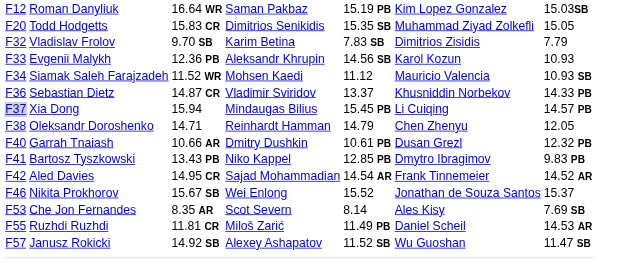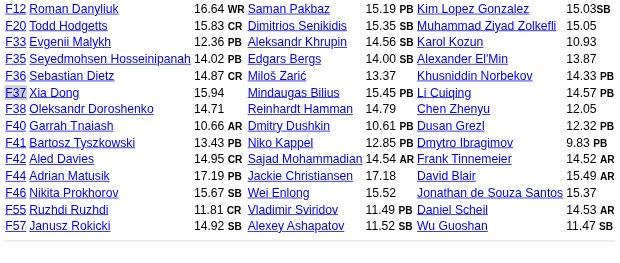- row: (72, 42)
- row: (99, 76)
+ row: (110, 59)
(271, 92) Vladimir Sviridov -> (277, 76) Miloš Zarić
+ row: (69, 176)
- row: (83, 209)
(255, 226) Miloš Zarić -> (293, 209) Vladimir Sviridov
